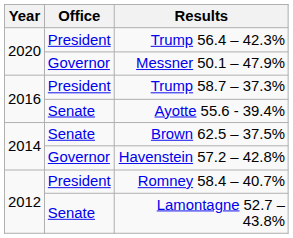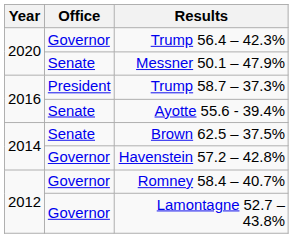(79, 39) President -> (79, 39) Governor
(79, 63) Governor -> (71, 63) Senate
(79, 181) President -> (79, 181) Governor
(71, 213) Senate -> (79, 213) Governor
